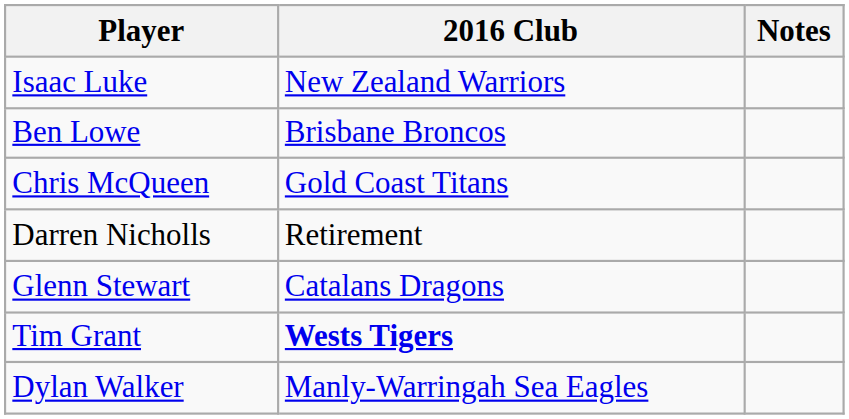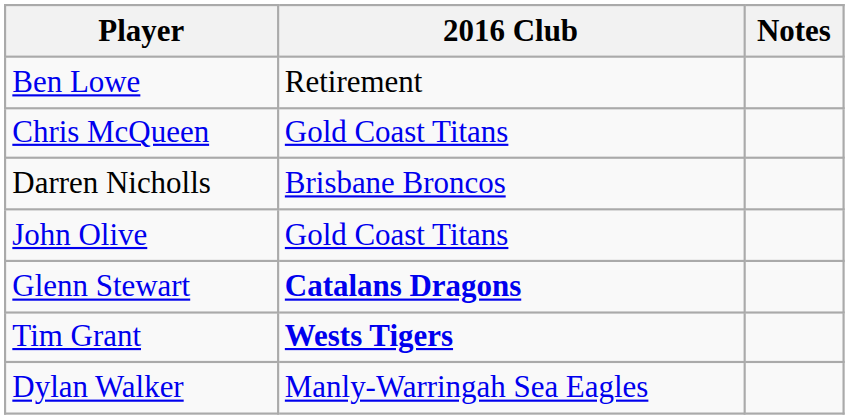- row: (80, 81)
(395, 132) Brisbane Broncos -> (354, 81) Retirement
(354, 234) Retirement -> (395, 183) Brisbane Broncos
+ row: (80, 234)
(394, 285) normal -> (403, 285) bold
